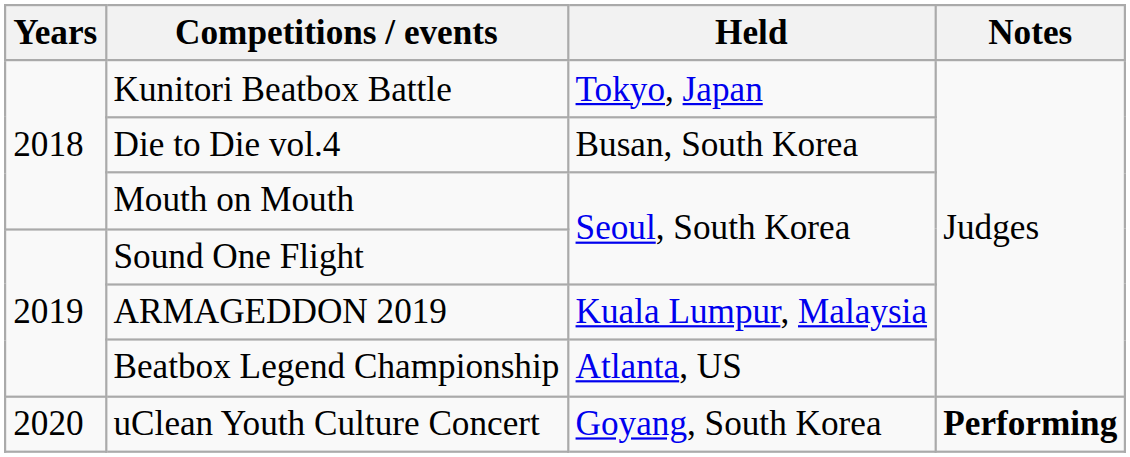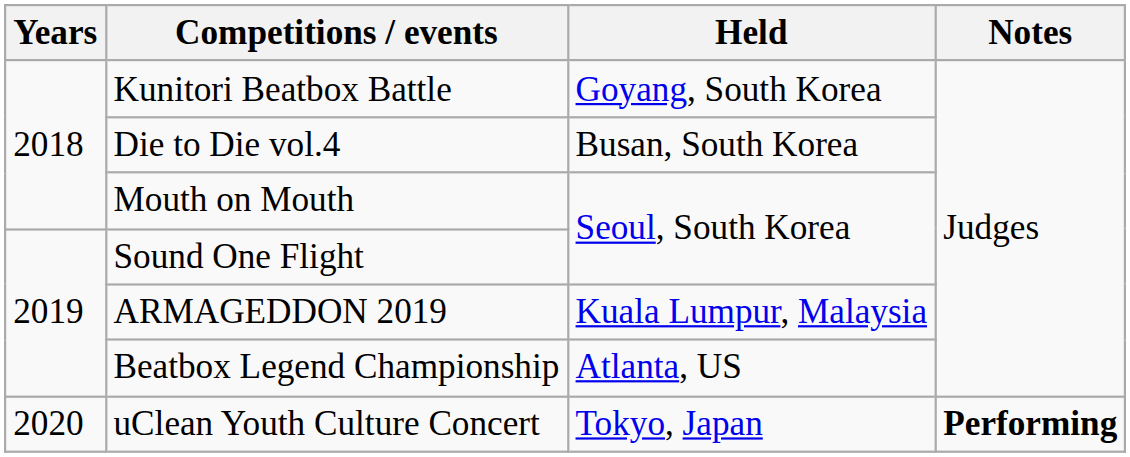(669, 88) Tokyo, Japan -> (729, 88) Goyang, South Korea
(729, 423) Goyang, South Korea -> (669, 423) Tokyo, Japan
